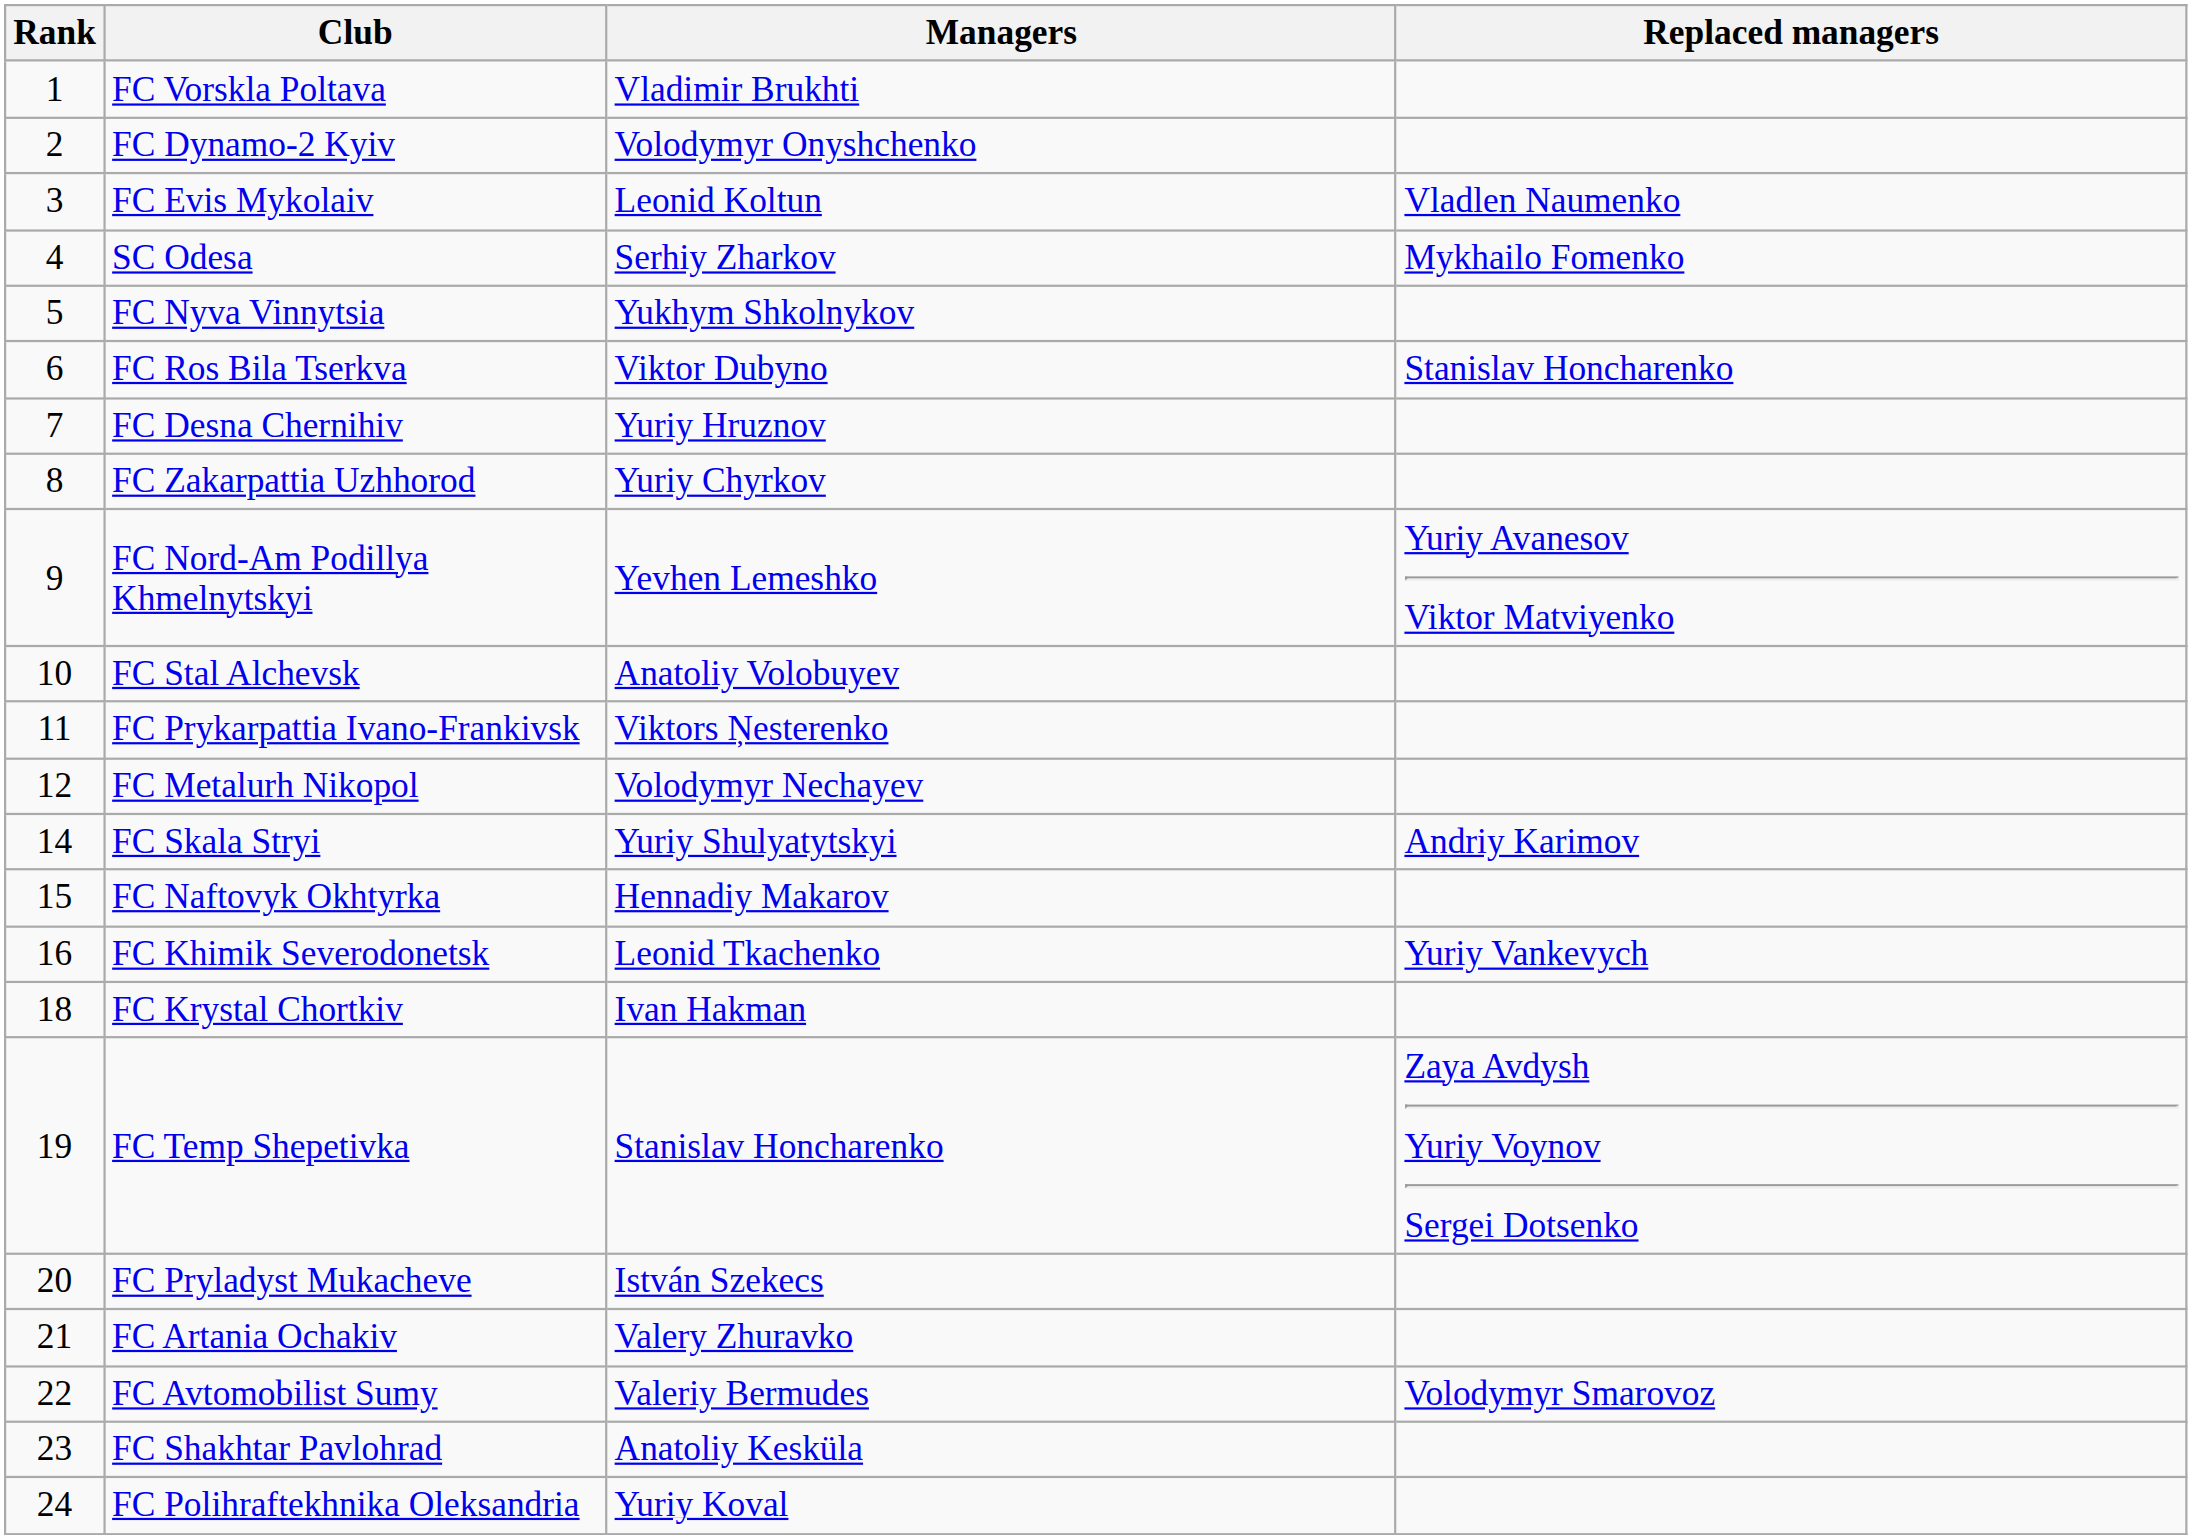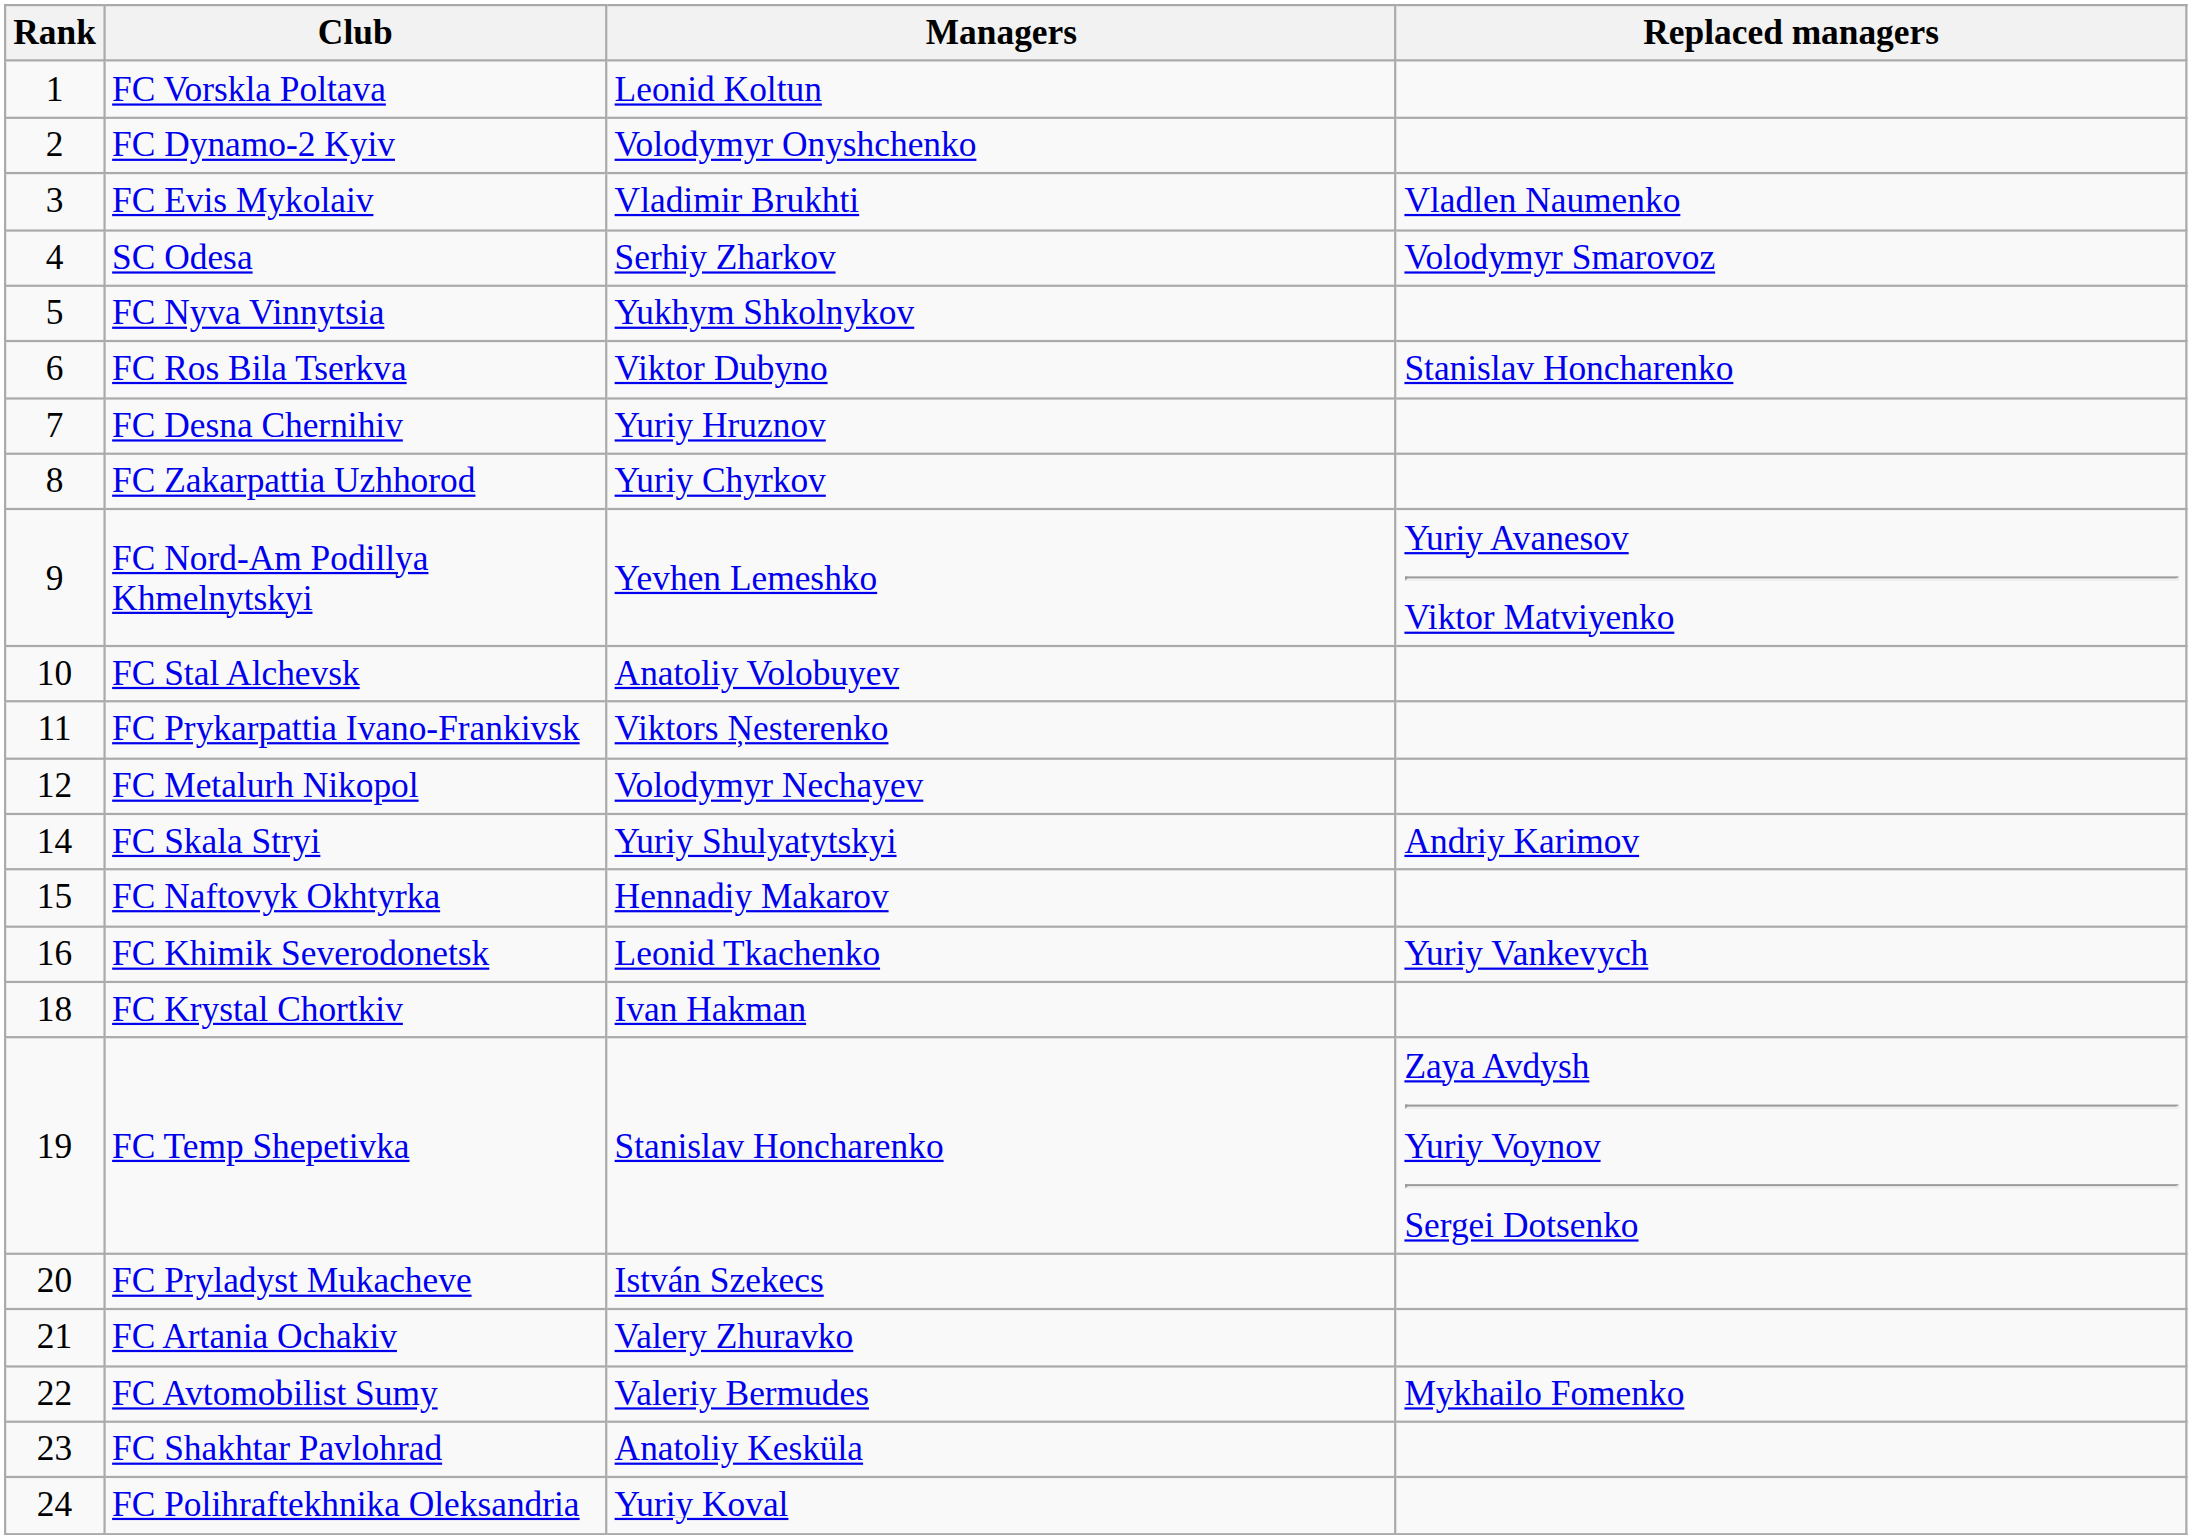(737, 88) Vladimir Brukhti -> (718, 88) Leonid Koltun
(718, 200) Leonid Koltun -> (737, 200) Vladimir Brukhti
(1544, 256) Mykhailo Fomenko -> (1560, 256) Volodymyr Smarovoz
(1560, 1392) Volodymyr Smarovoz -> (1544, 1392) Mykhailo Fomenko
